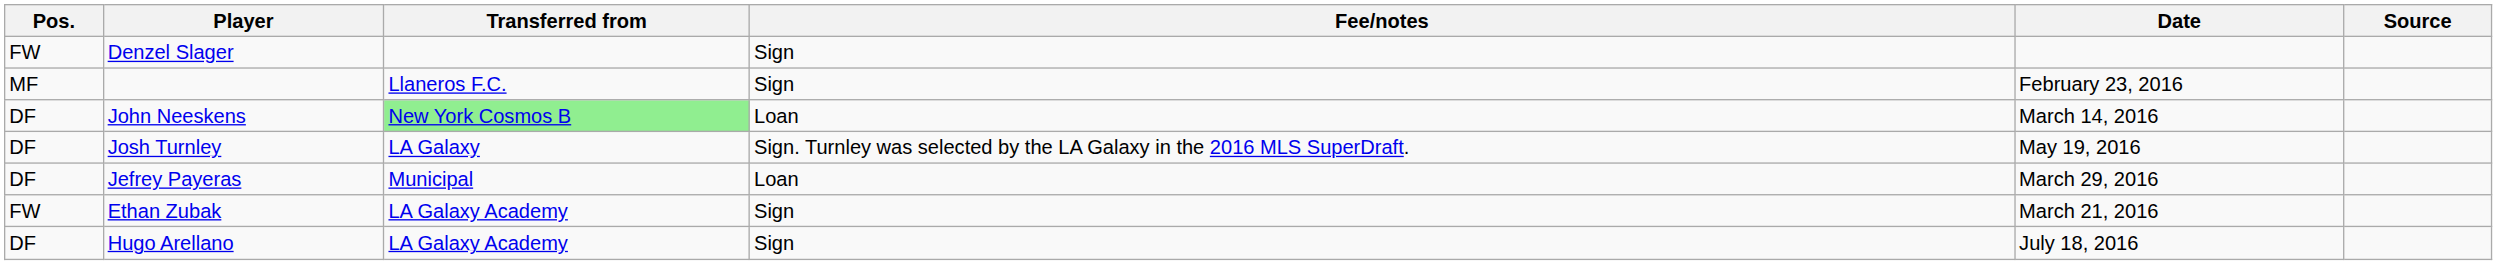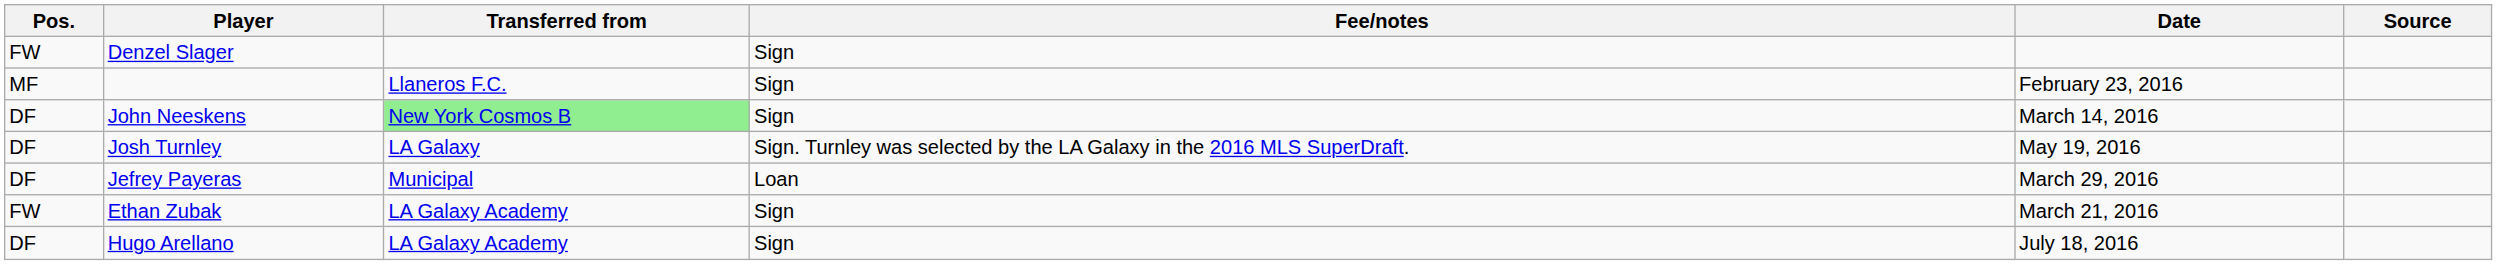(776, 116) Loan -> (774, 116) Sign
